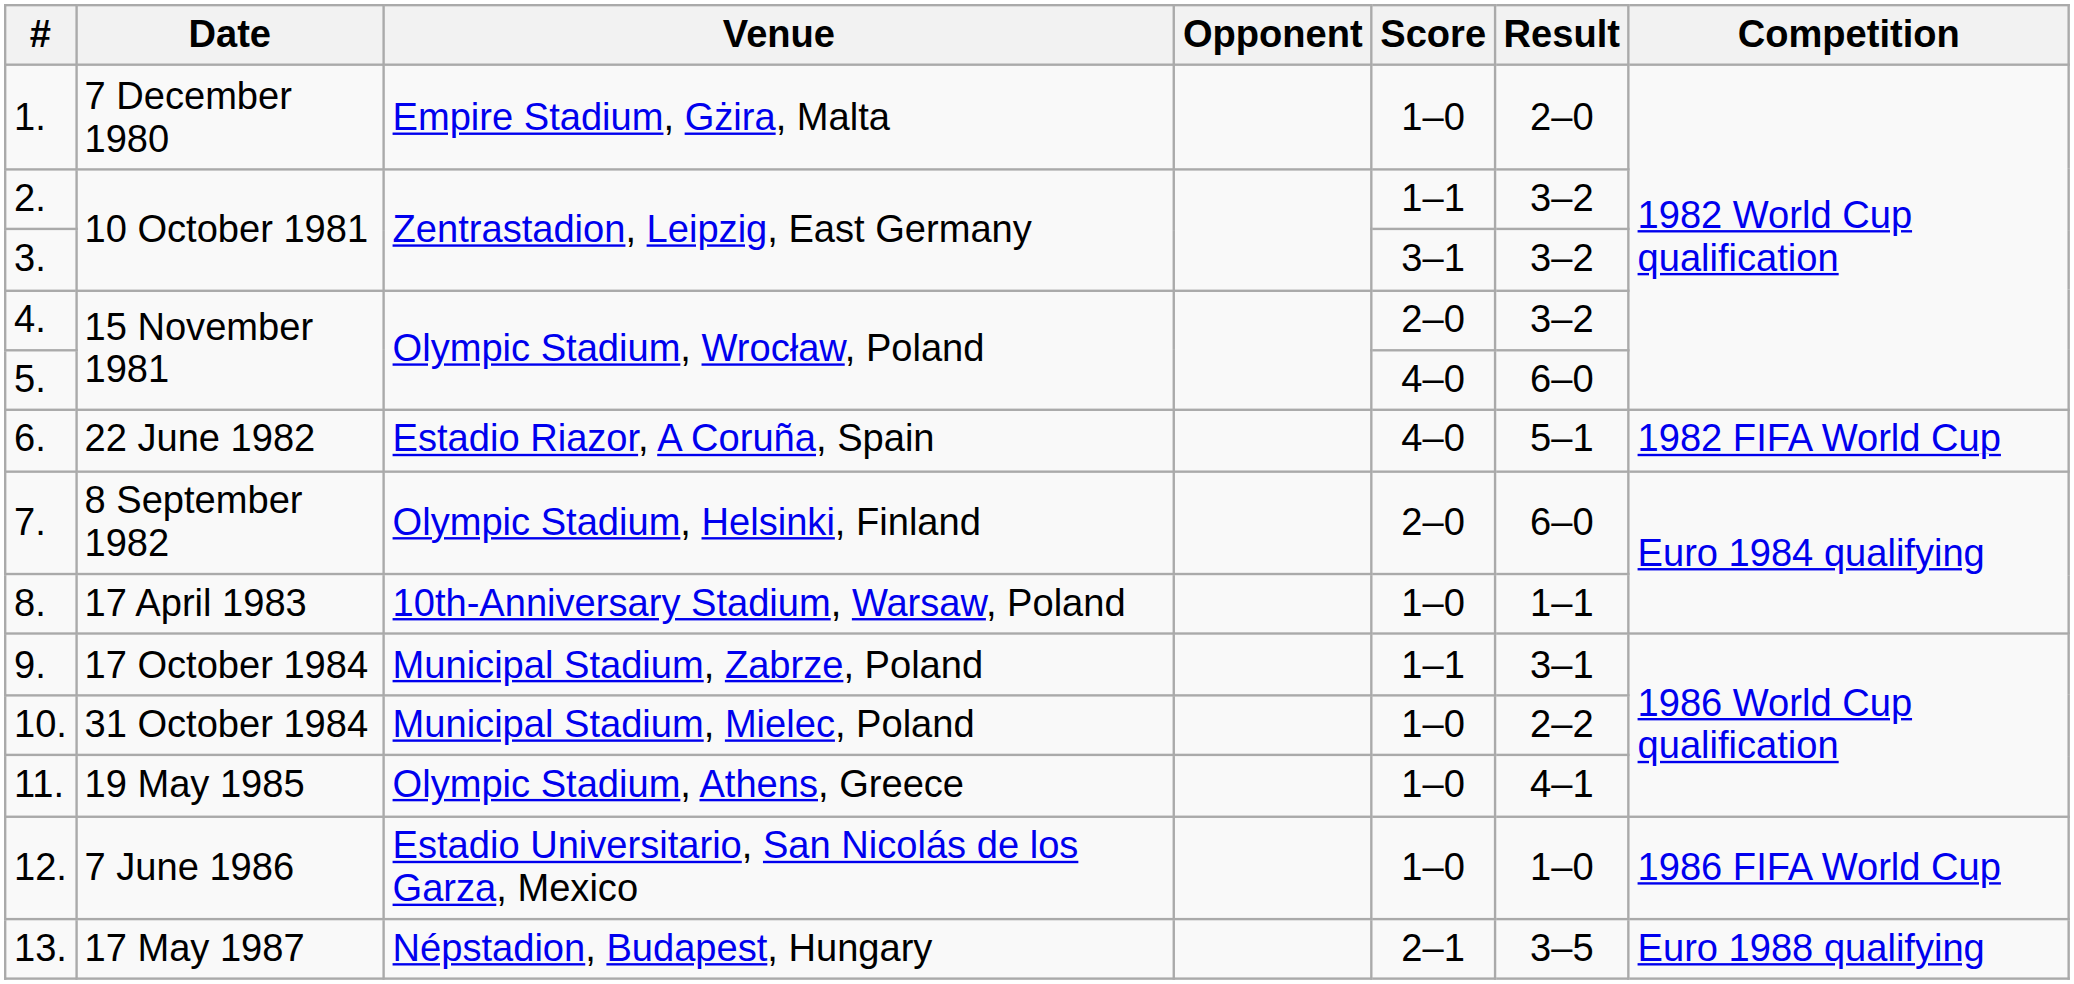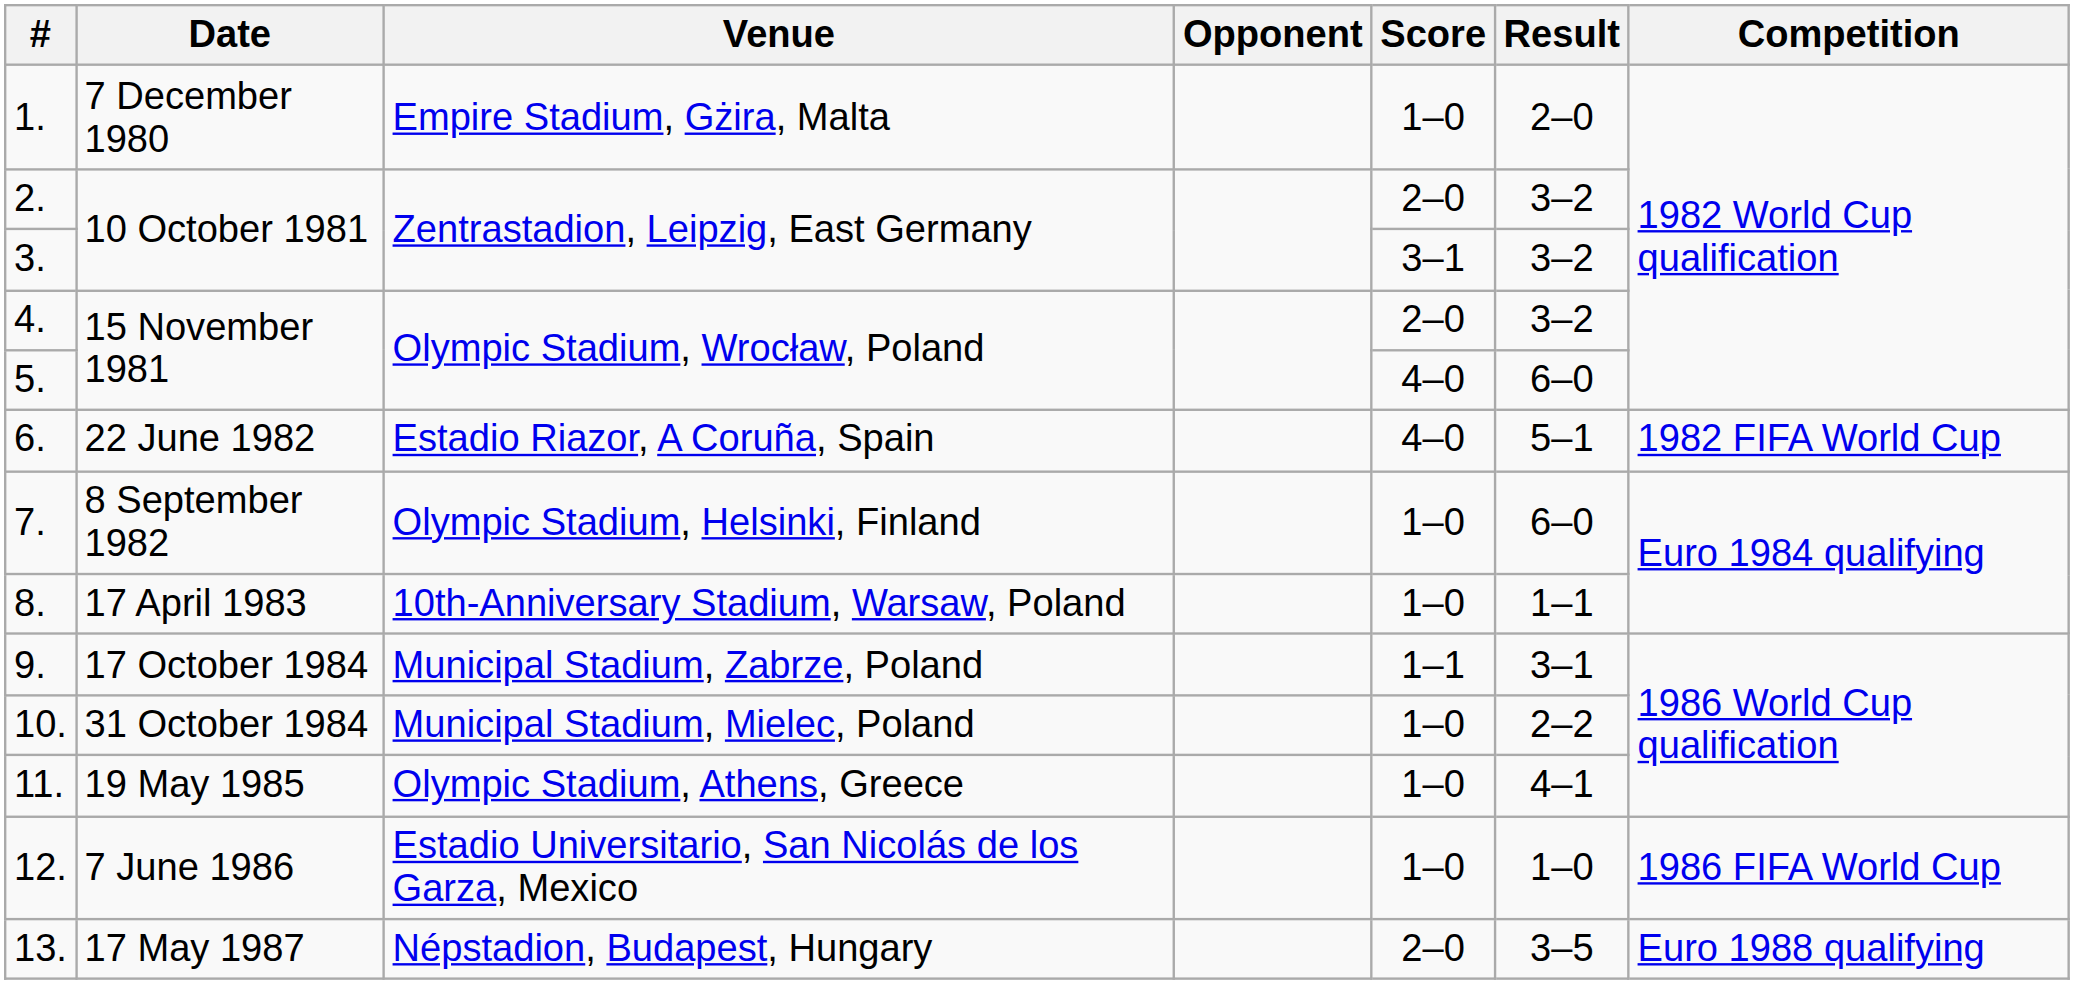(1433, 198) 1–1 -> (1433, 198) 2–0
(1433, 521) 2–0 -> (1433, 521) 1–0
(1433, 948) 2–1 -> (1433, 948) 2–0
